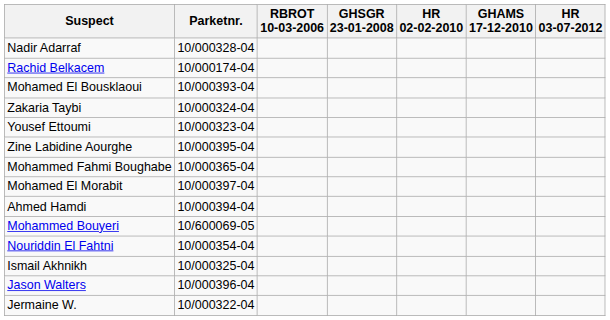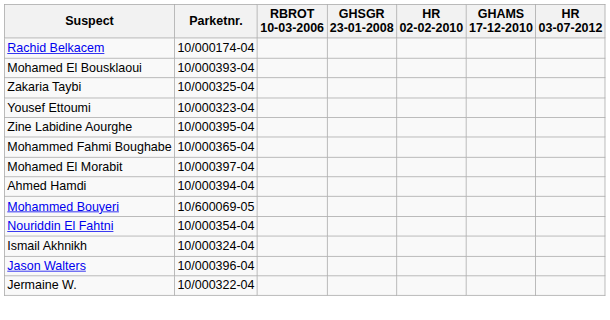- row: (44, 48)
(216, 107) 10/000324-04 -> (216, 87) 10/000325-04
(216, 265) 10/000325-04 -> (216, 246) 10/000324-04
